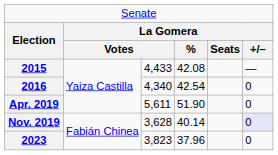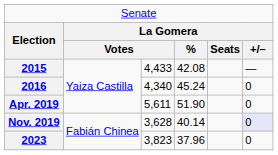(191, 85) 42.54 -> (191, 85) 45.24
